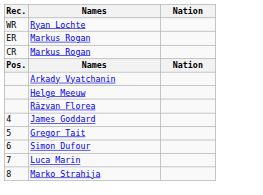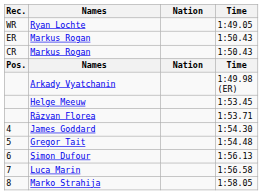+ column: (237, 11)
